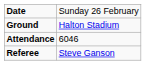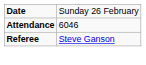- row: (22, 25)
